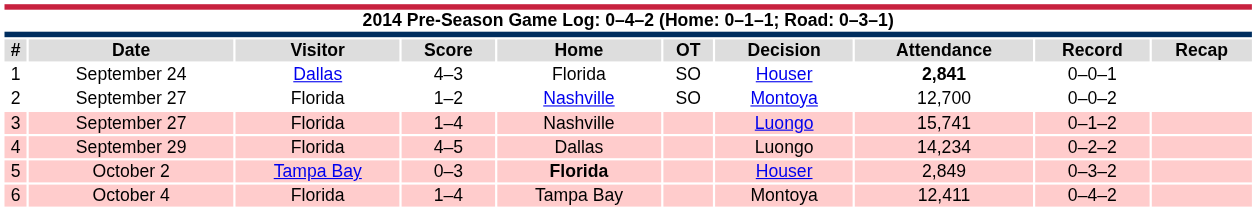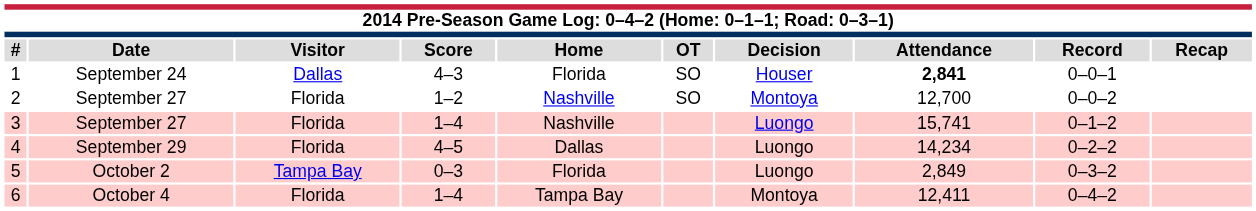(579, 171) bold -> (579, 171) normal
(784, 171) Houser -> (784, 171) Luongo
